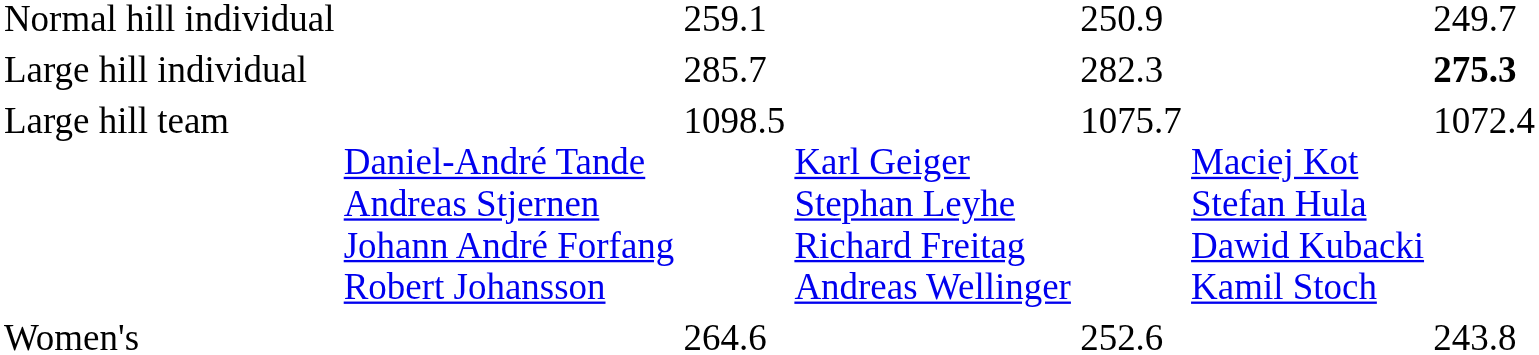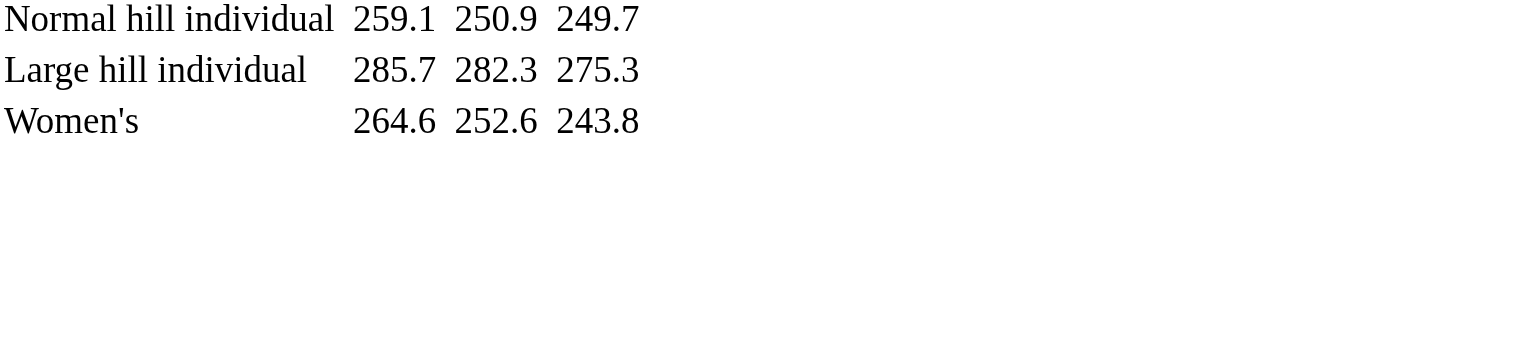(1475, 69) bold -> (598, 69) normal
- row: (116, 120)
